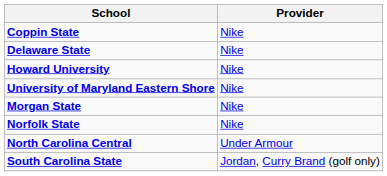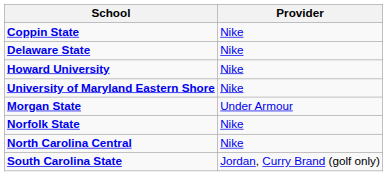(232, 106) Nike -> (257, 106) Under Armour
(257, 143) Under Armour -> (232, 143) Nike
